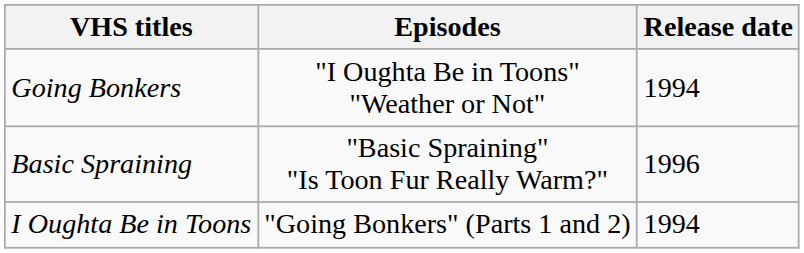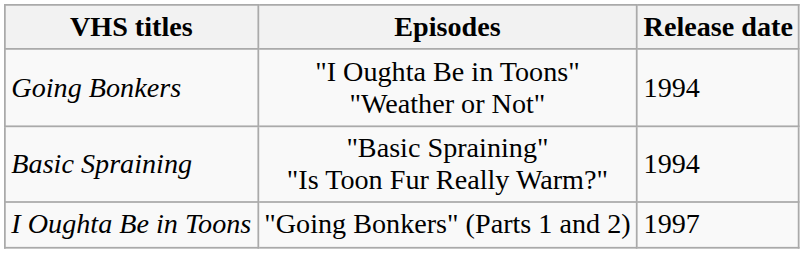(672, 163) 1996 -> (672, 163) 1994
(672, 224) 1994 -> (672, 224) 1997
